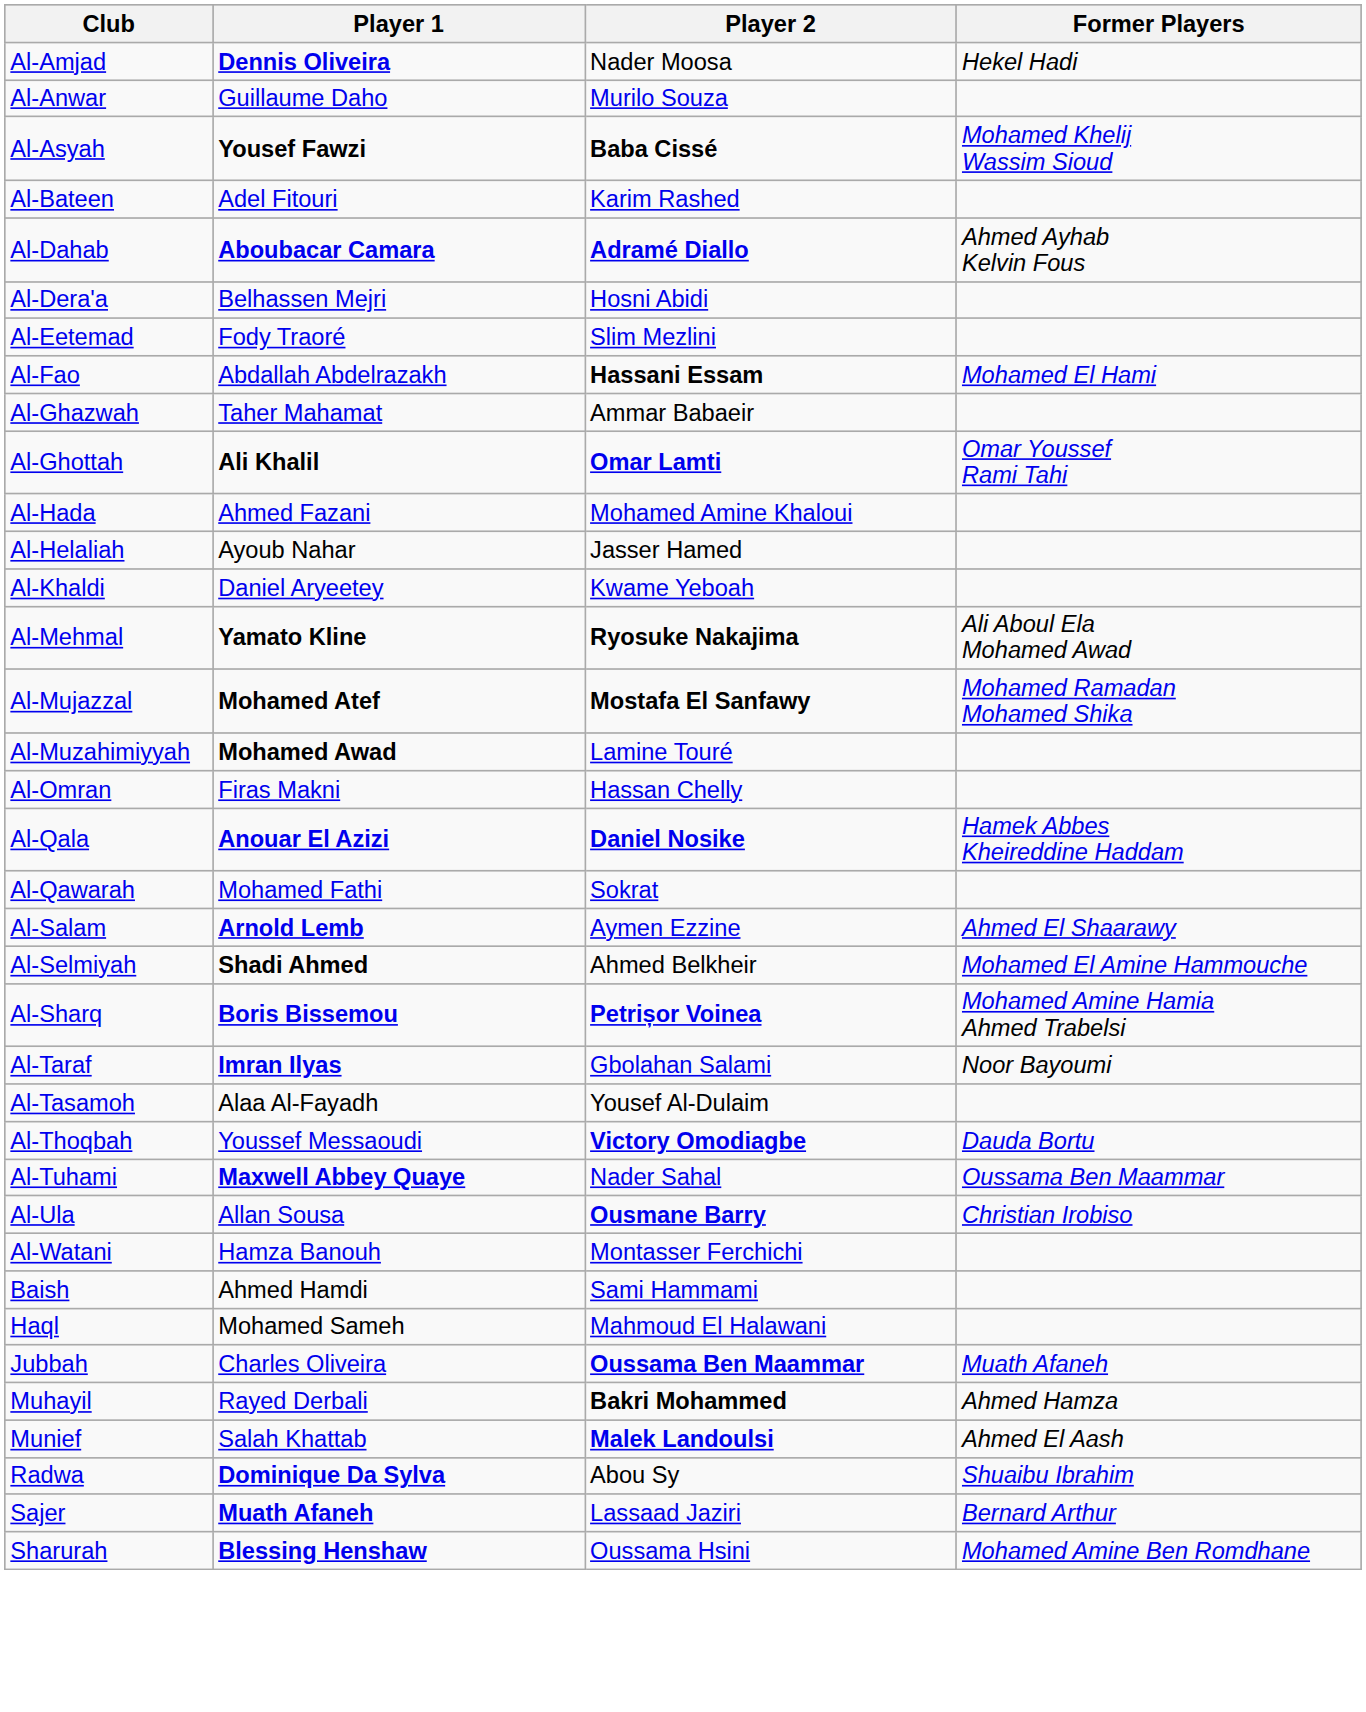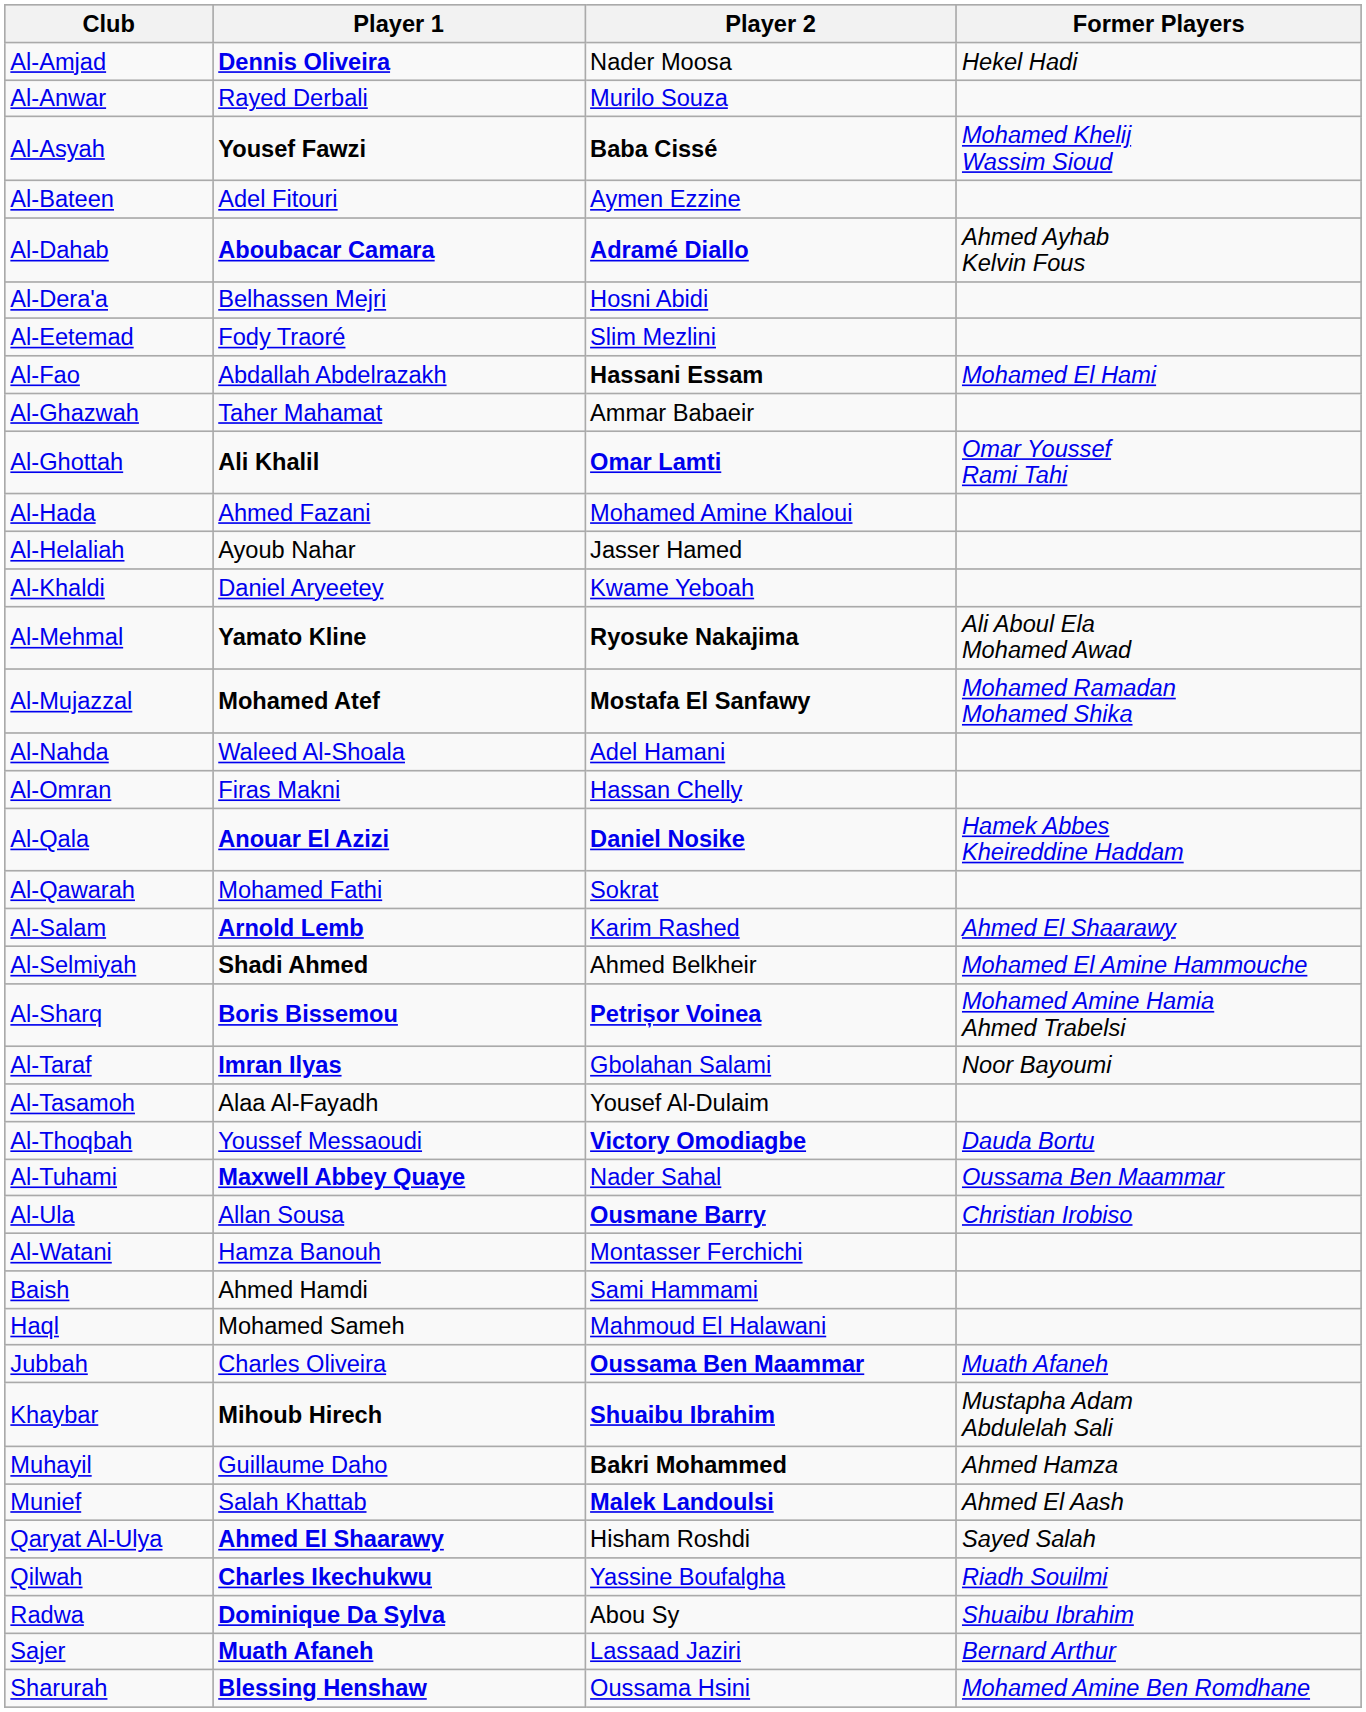(303, 98) Guillaume Daho -> (293, 98) Rayed Derbali
(665, 199) Karim Rashed -> (665, 199) Aymen Ezzine
- row: (100, 752)
+ row: (60, 752)
(665, 928) Aymen Ezzine -> (665, 928) Karim Rashed
+ row: (54, 1415)
(293, 1401) Rayed Derbali -> (303, 1465) Guillaume Daho
+ row: (86, 1540)
+ row: (46, 1577)
